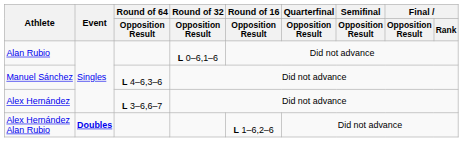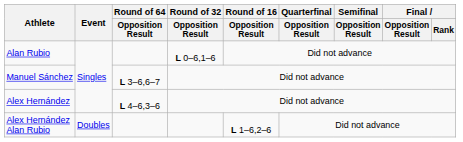(142, 82) L 4–6,3–6 -> (140, 82) L 3–6,6–7
(142, 106) L 3–6,6–7 -> (140, 106) L 4–6,3–6
(95, 126) bold -> (93, 126) normal
